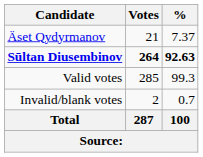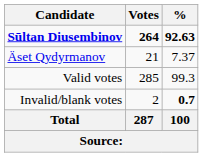rows swapped: (65, 57) <-> (56, 36)
(187, 99) normal -> (187, 99) bold
